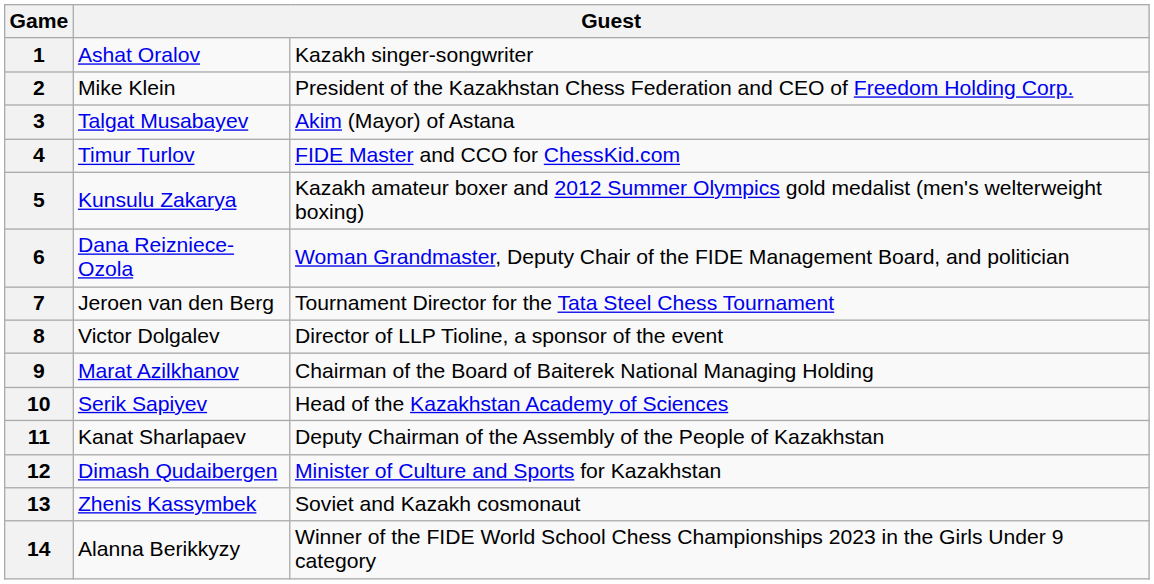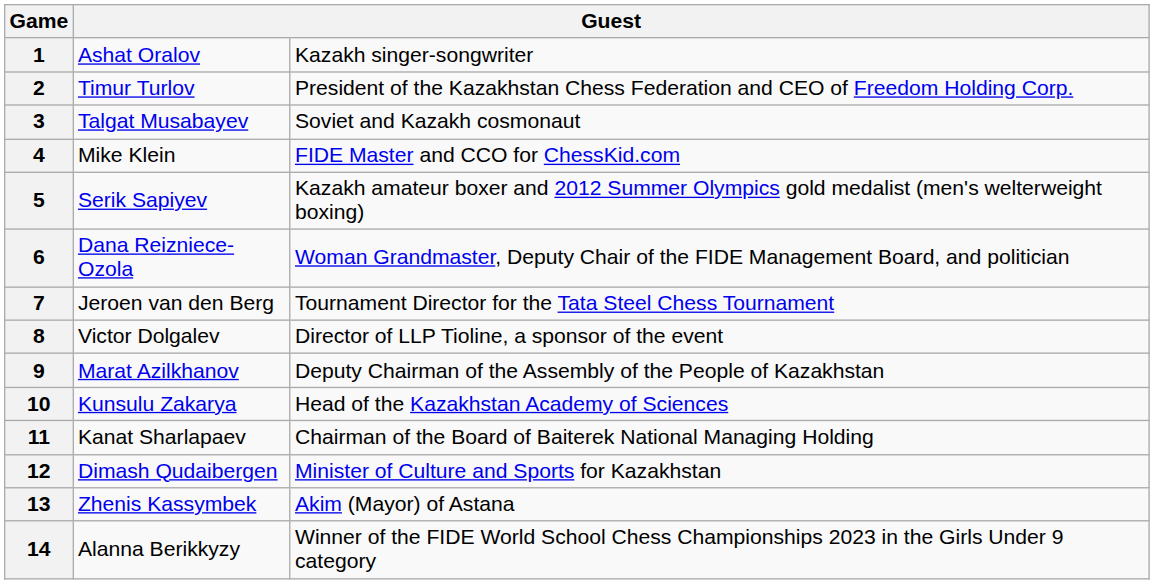(127, 88) Mike Klein -> (136, 88) Timur Turlov
(405, 121) Akim (Mayor) of Astana -> (438, 121) Soviet and Kazakh cosmonaut
(136, 155) Timur Turlov -> (127, 155) Mike Klein
(157, 200) Kunsulu Zakarya -> (143, 200) Serik Sapiyev
(584, 370) Chairman of the Board of Baiterek National Managing Holding -> (590, 370) Deputy Chairman of the Assembly of the People of Kazakhstan
(143, 403) Serik Sapiyev -> (157, 403) Kunsulu Zakarya
(590, 437) Deputy Chairman of the Assembly of the People of Kazakhstan -> (584, 437) Chairman of the Board of Baiterek National Managing Holding
(438, 504) Soviet and Kazakh cosmonaut -> (405, 504) Akim (Mayor) of Astana
